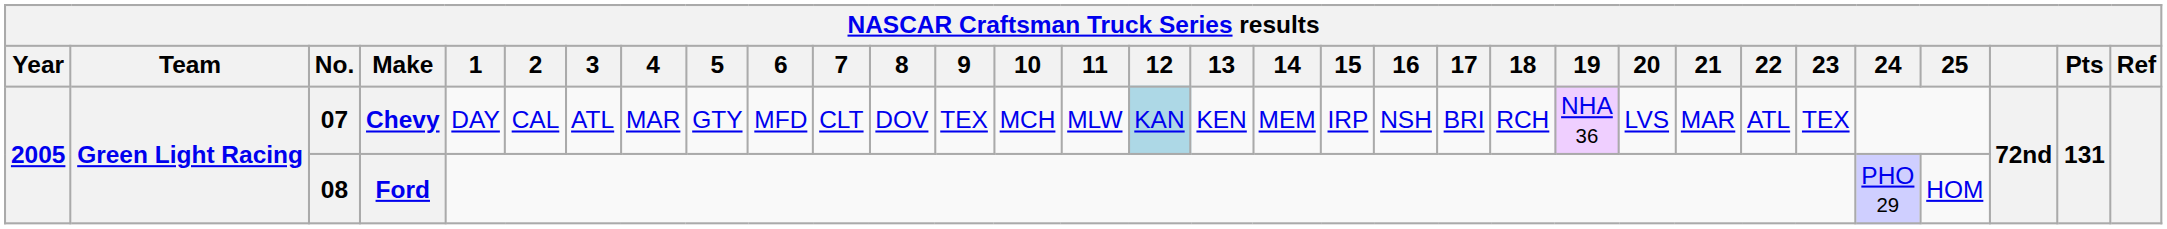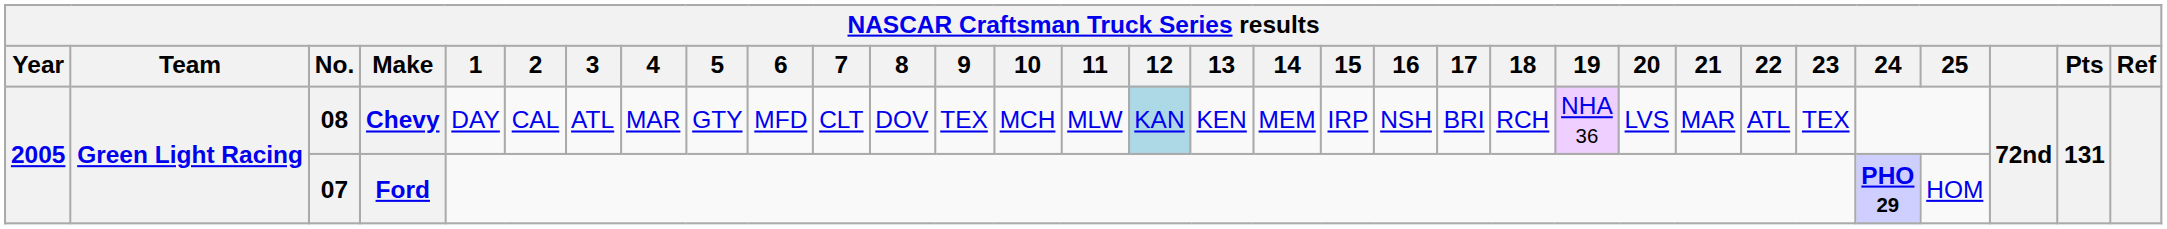(334, 120) 07 -> (334, 120) 08
(334, 189) 08 -> (334, 189) 07
(1888, 188) normal -> (1888, 189) bold
